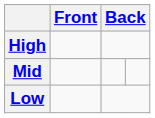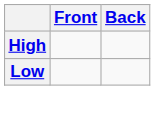- row: (27, 71)
